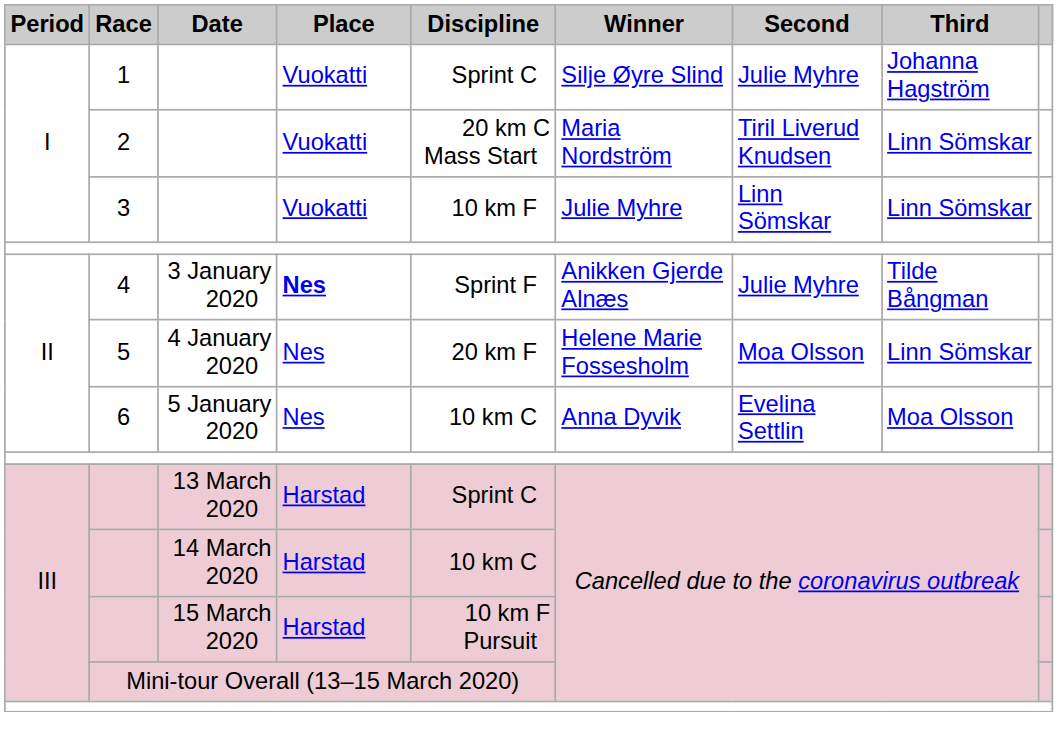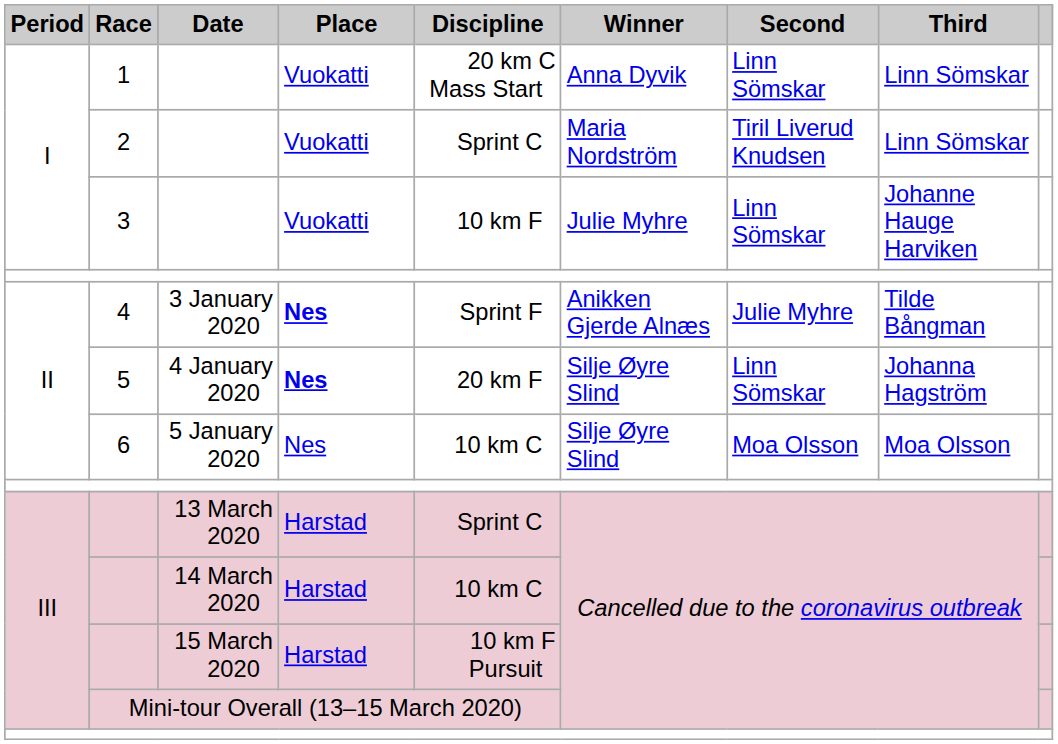(501, 76) Sprint C -> (492, 76) 20 km C Mass Start
(642, 76) Silje Øyre Slind -> (626, 76) Anna Dyvik
(798, 76) Julie Myhre -> (779, 76) Linn Sömskar
(938, 76) Johanna Hagström -> (956, 76) Linn Sömskar
(487, 142) 20 km C Mass Start -> (506, 142) Sprint C
(959, 208) Linn Sömskar -> (931, 222) Johanne Hauge Harviken
(304, 352) normal -> (306, 379) bold
(632, 352) Helene Marie Fossesholm -> (618, 379) Silje Øyre Slind
(801, 352) Moa Olsson -> (779, 379) Linn Sömskar
(959, 352) Linn Sömskar -> (935, 379) Johanna Hagström
(621, 418) Anna Dyvik -> (618, 445) Silje Øyre Slind
(777, 418) Evelina Settlin -> (795, 445) Moa Olsson
